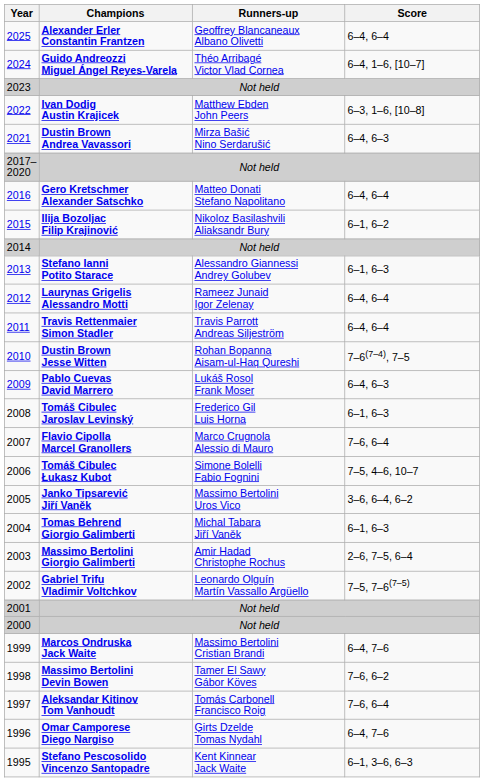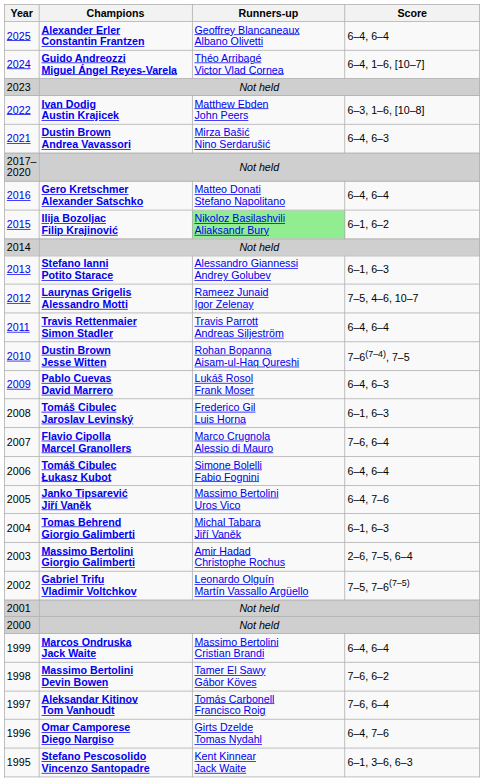(240, 225) no background -> (240, 225) lightgreen background
(368, 299) 6–4, 6–4 -> (383, 299) 7–5, 4–6, 10–7
(383, 471) 7–5, 4–6, 10–7 -> (368, 471) 6–4, 6–4
(380, 500) 3–6, 6–4, 6–2 -> (368, 500) 6–4, 7–6
(368, 648) 6–4, 7–6 -> (368, 648) 6–4, 6–4
